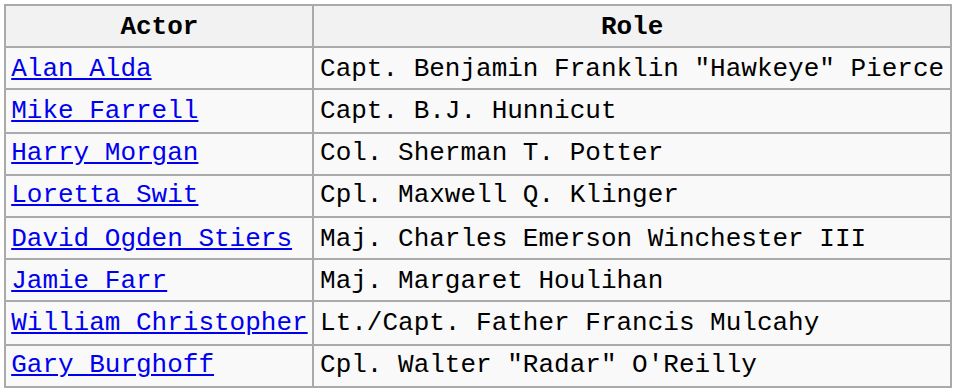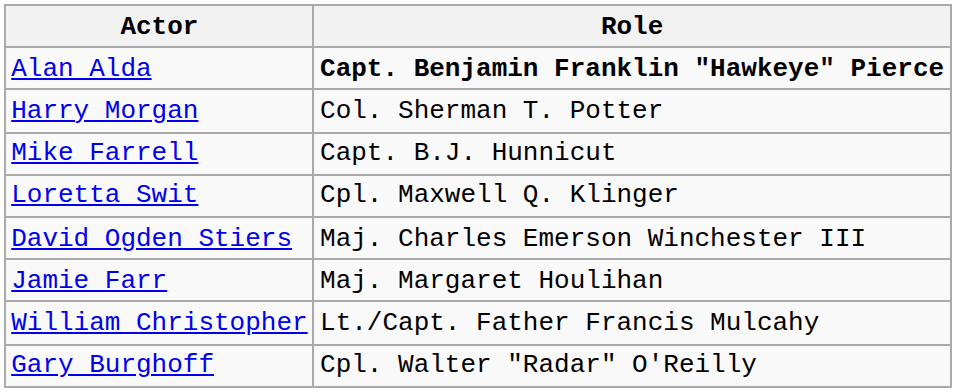(632, 69) normal -> (632, 69) bold
rows swapped: (105, 111) <-> (105, 153)
